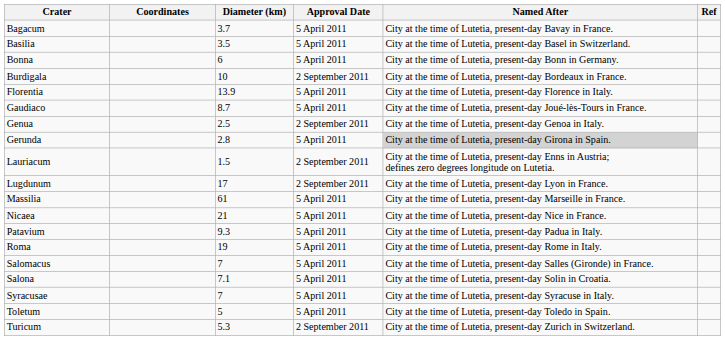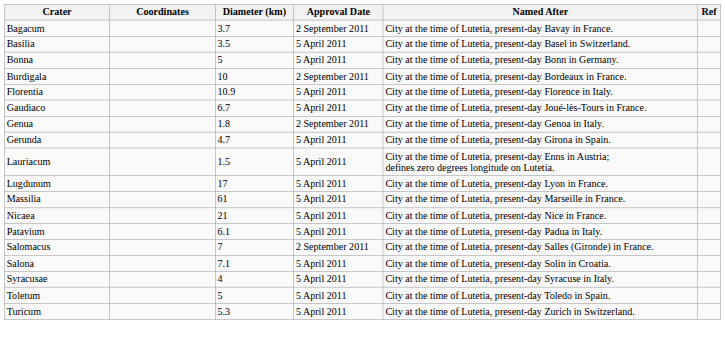(321, 28) 5 April 2011 -> (332, 28) 2 September 2011
(220, 60) 6 -> (220, 60) 5
(226, 92) 13.9 -> (226, 92) 10.9
(224, 108) 8.7 -> (224, 108) 6.7
(224, 124) 2.5 -> (224, 124) 1.8
(224, 140) 2.8 -> (224, 140) 4.7
(498, 140) lightgrey background -> (498, 140) no background
(332, 162) 2 September 2011 -> (321, 162) 5 April 2011
(332, 183) 2 September 2011 -> (321, 183) 5 April 2011
(224, 231) 9.3 -> (224, 231) 6.1
- row: (19, 247)
(321, 263) 5 April 2011 -> (332, 247) 2 September 2011
(220, 295) 7 -> (220, 279) 4
(332, 327) 2 September 2011 -> (321, 311) 5 April 2011
